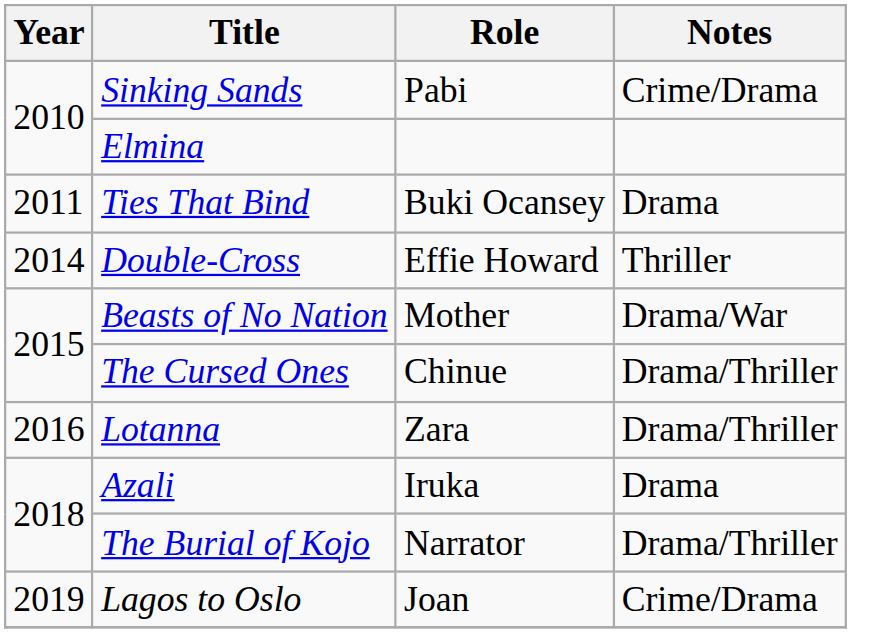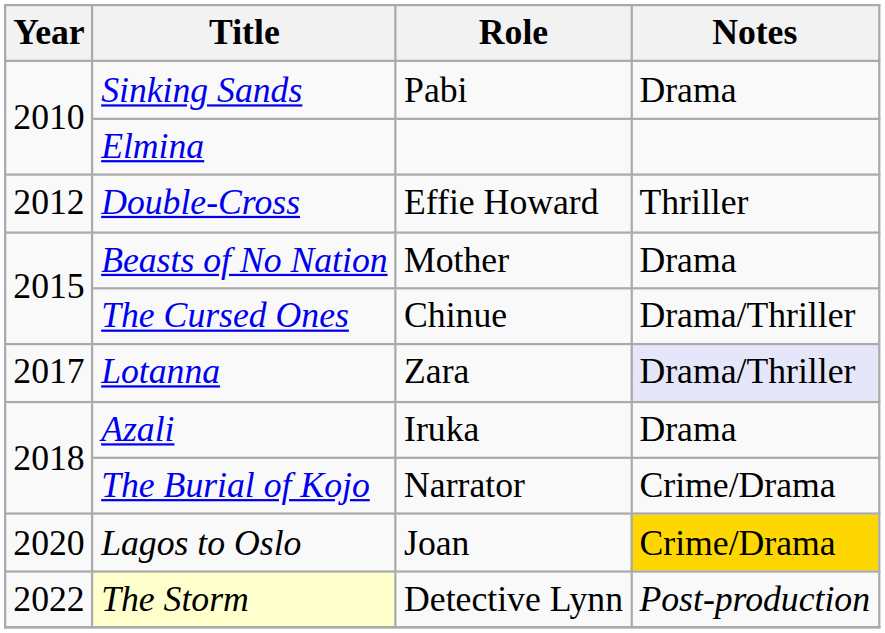(720, 89) Crime/Drama -> (688, 89) Drama
- row: (205, 202)
(49, 259) 2014 -> (49, 202) 2012
(704, 315) Drama/War -> (688, 259) Drama
(49, 428) 2016 -> (49, 372) 2017
(730, 428) no background -> (747, 372) lavender background
(730, 542) Drama/Thriller -> (738, 485) Crime/Drama
(49, 598) 2019 -> (49, 542) 2020
(720, 598) no background -> (738, 542) gold background
+ row: (175, 598)
